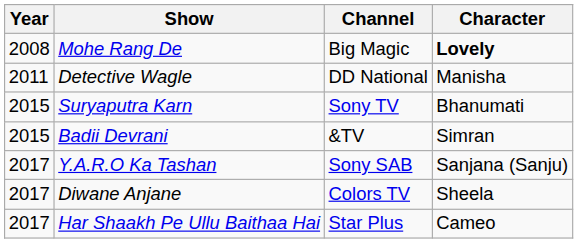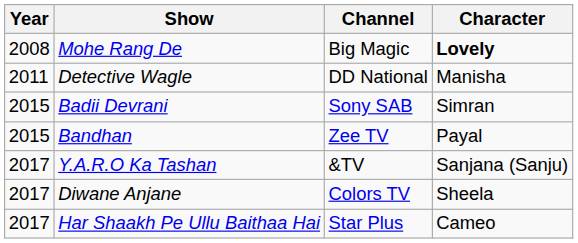- row: (125, 106)
(346, 135) &TV -> (370, 106) Sony SAB
+ row: (95, 135)
(370, 164) Sony SAB -> (346, 164) &TV
